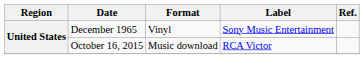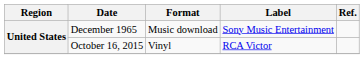(160, 29) Vinyl -> (183, 29) Music download
(183, 45) Music download -> (160, 45) Vinyl
